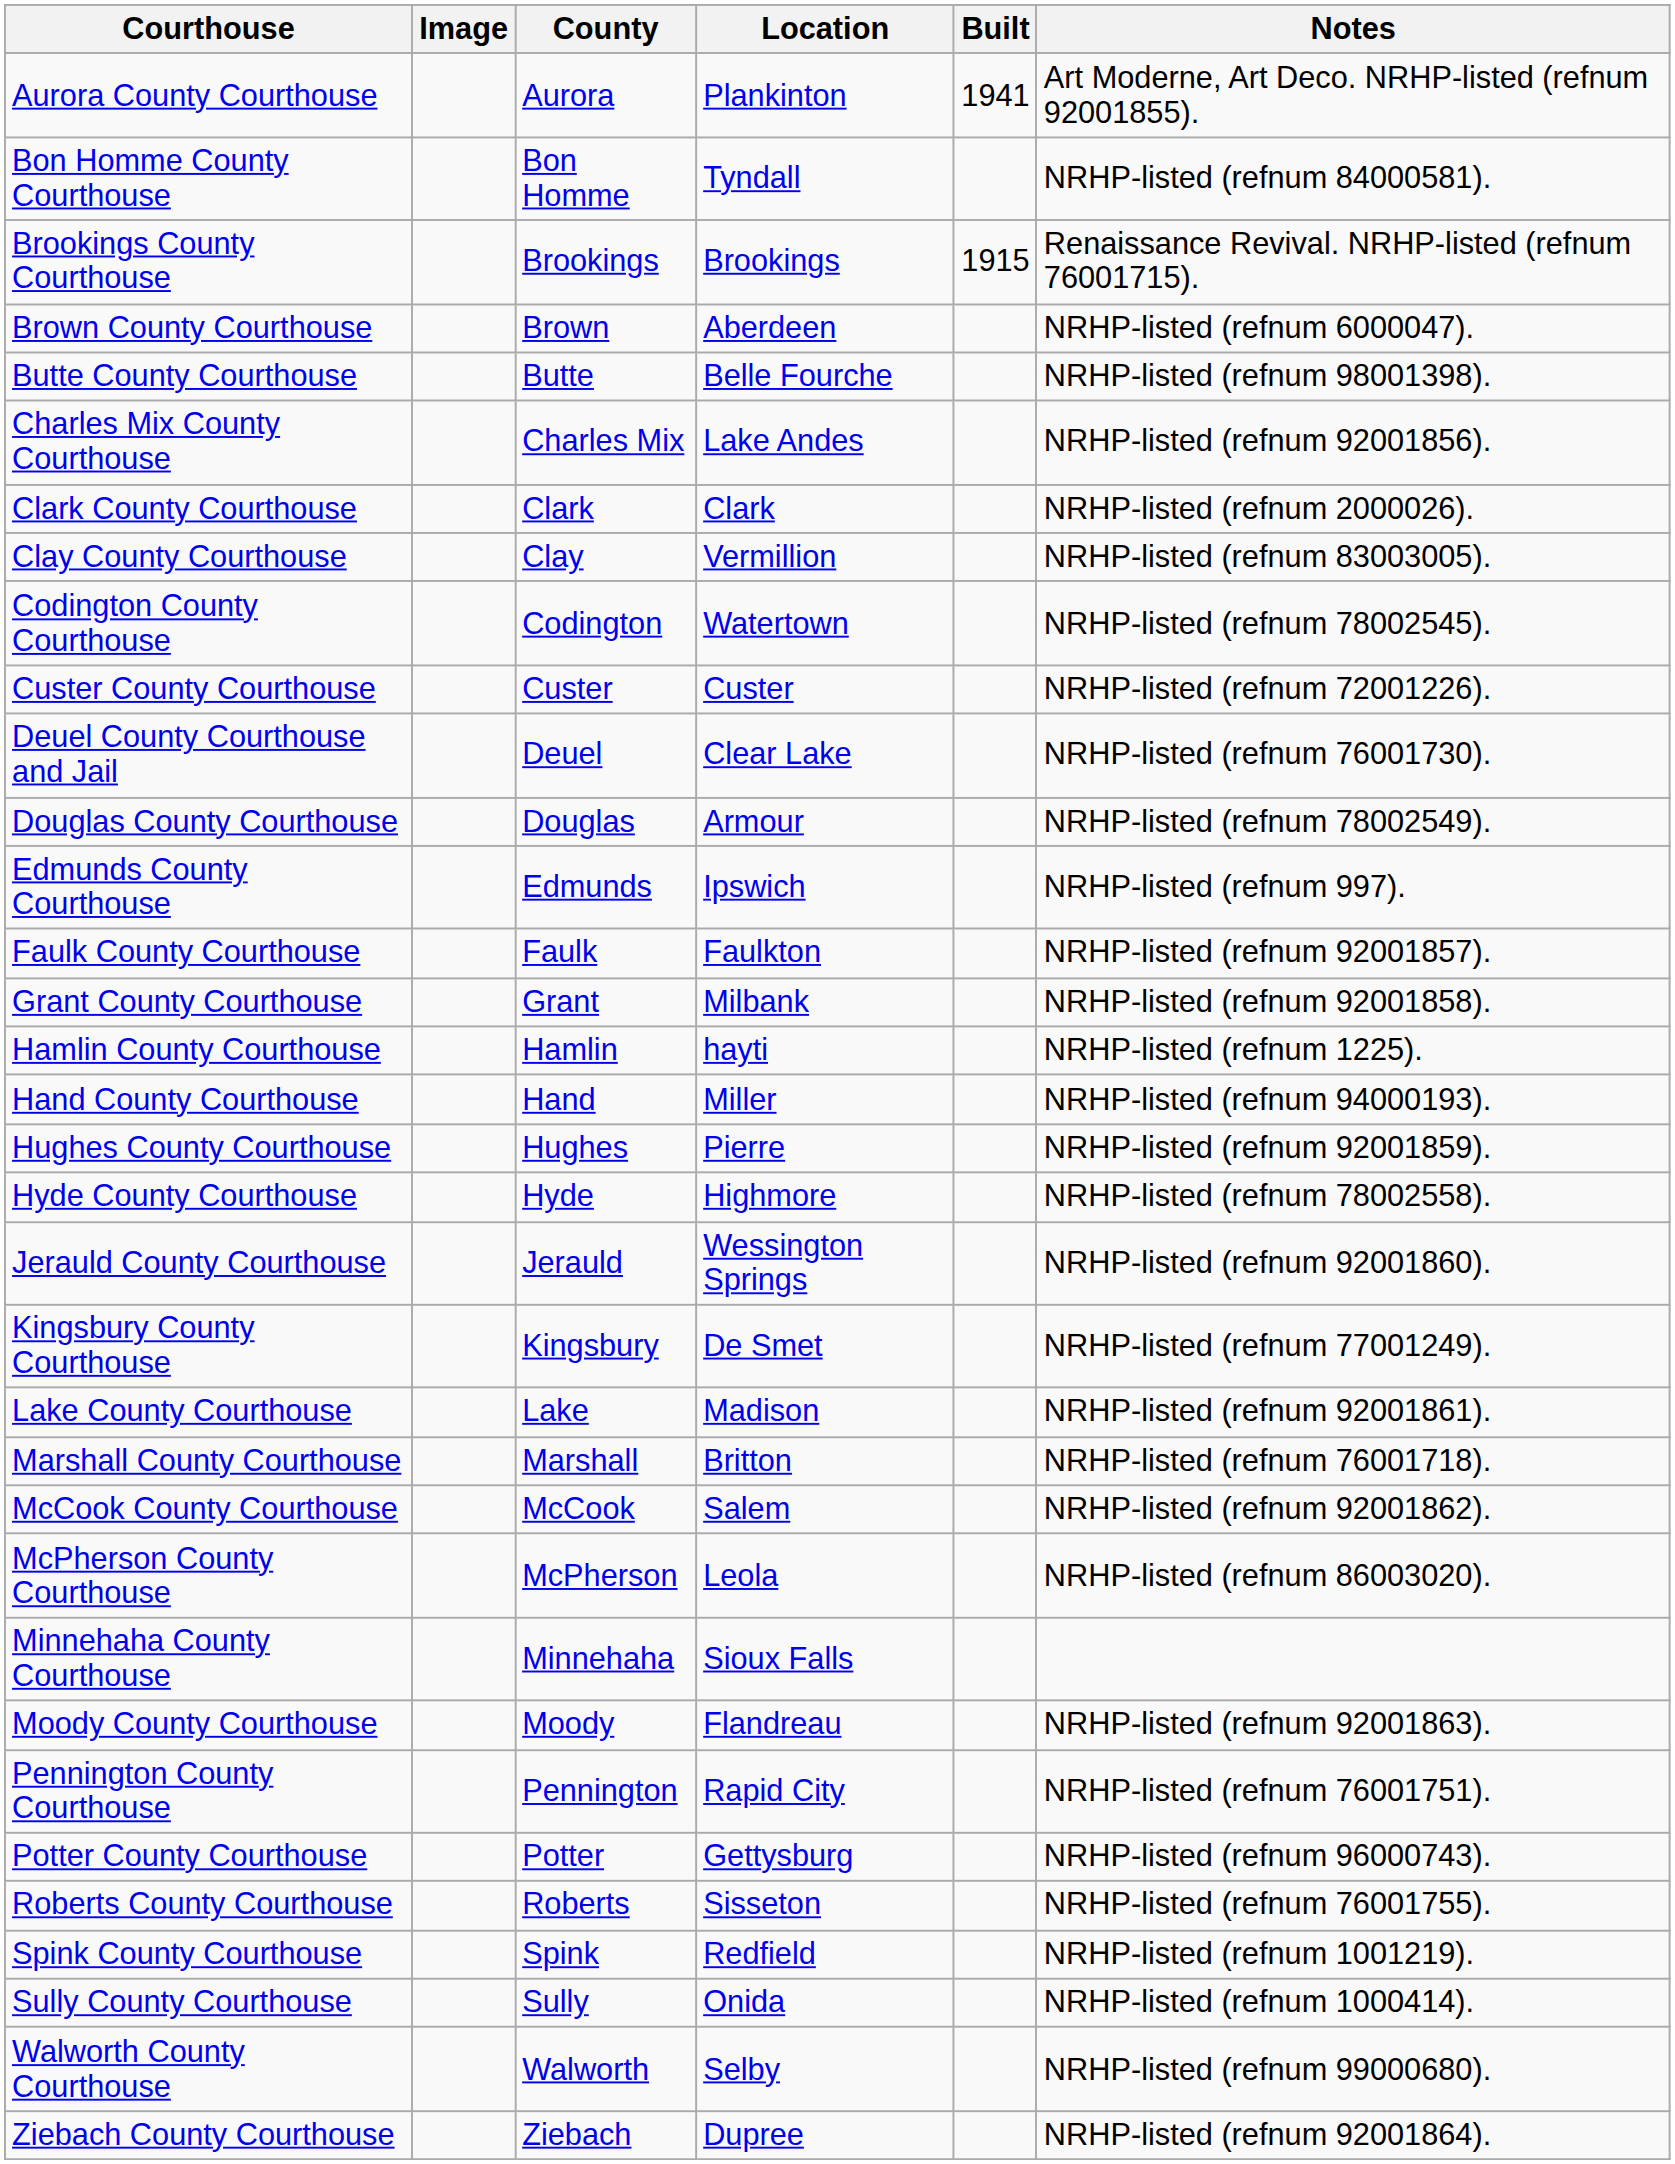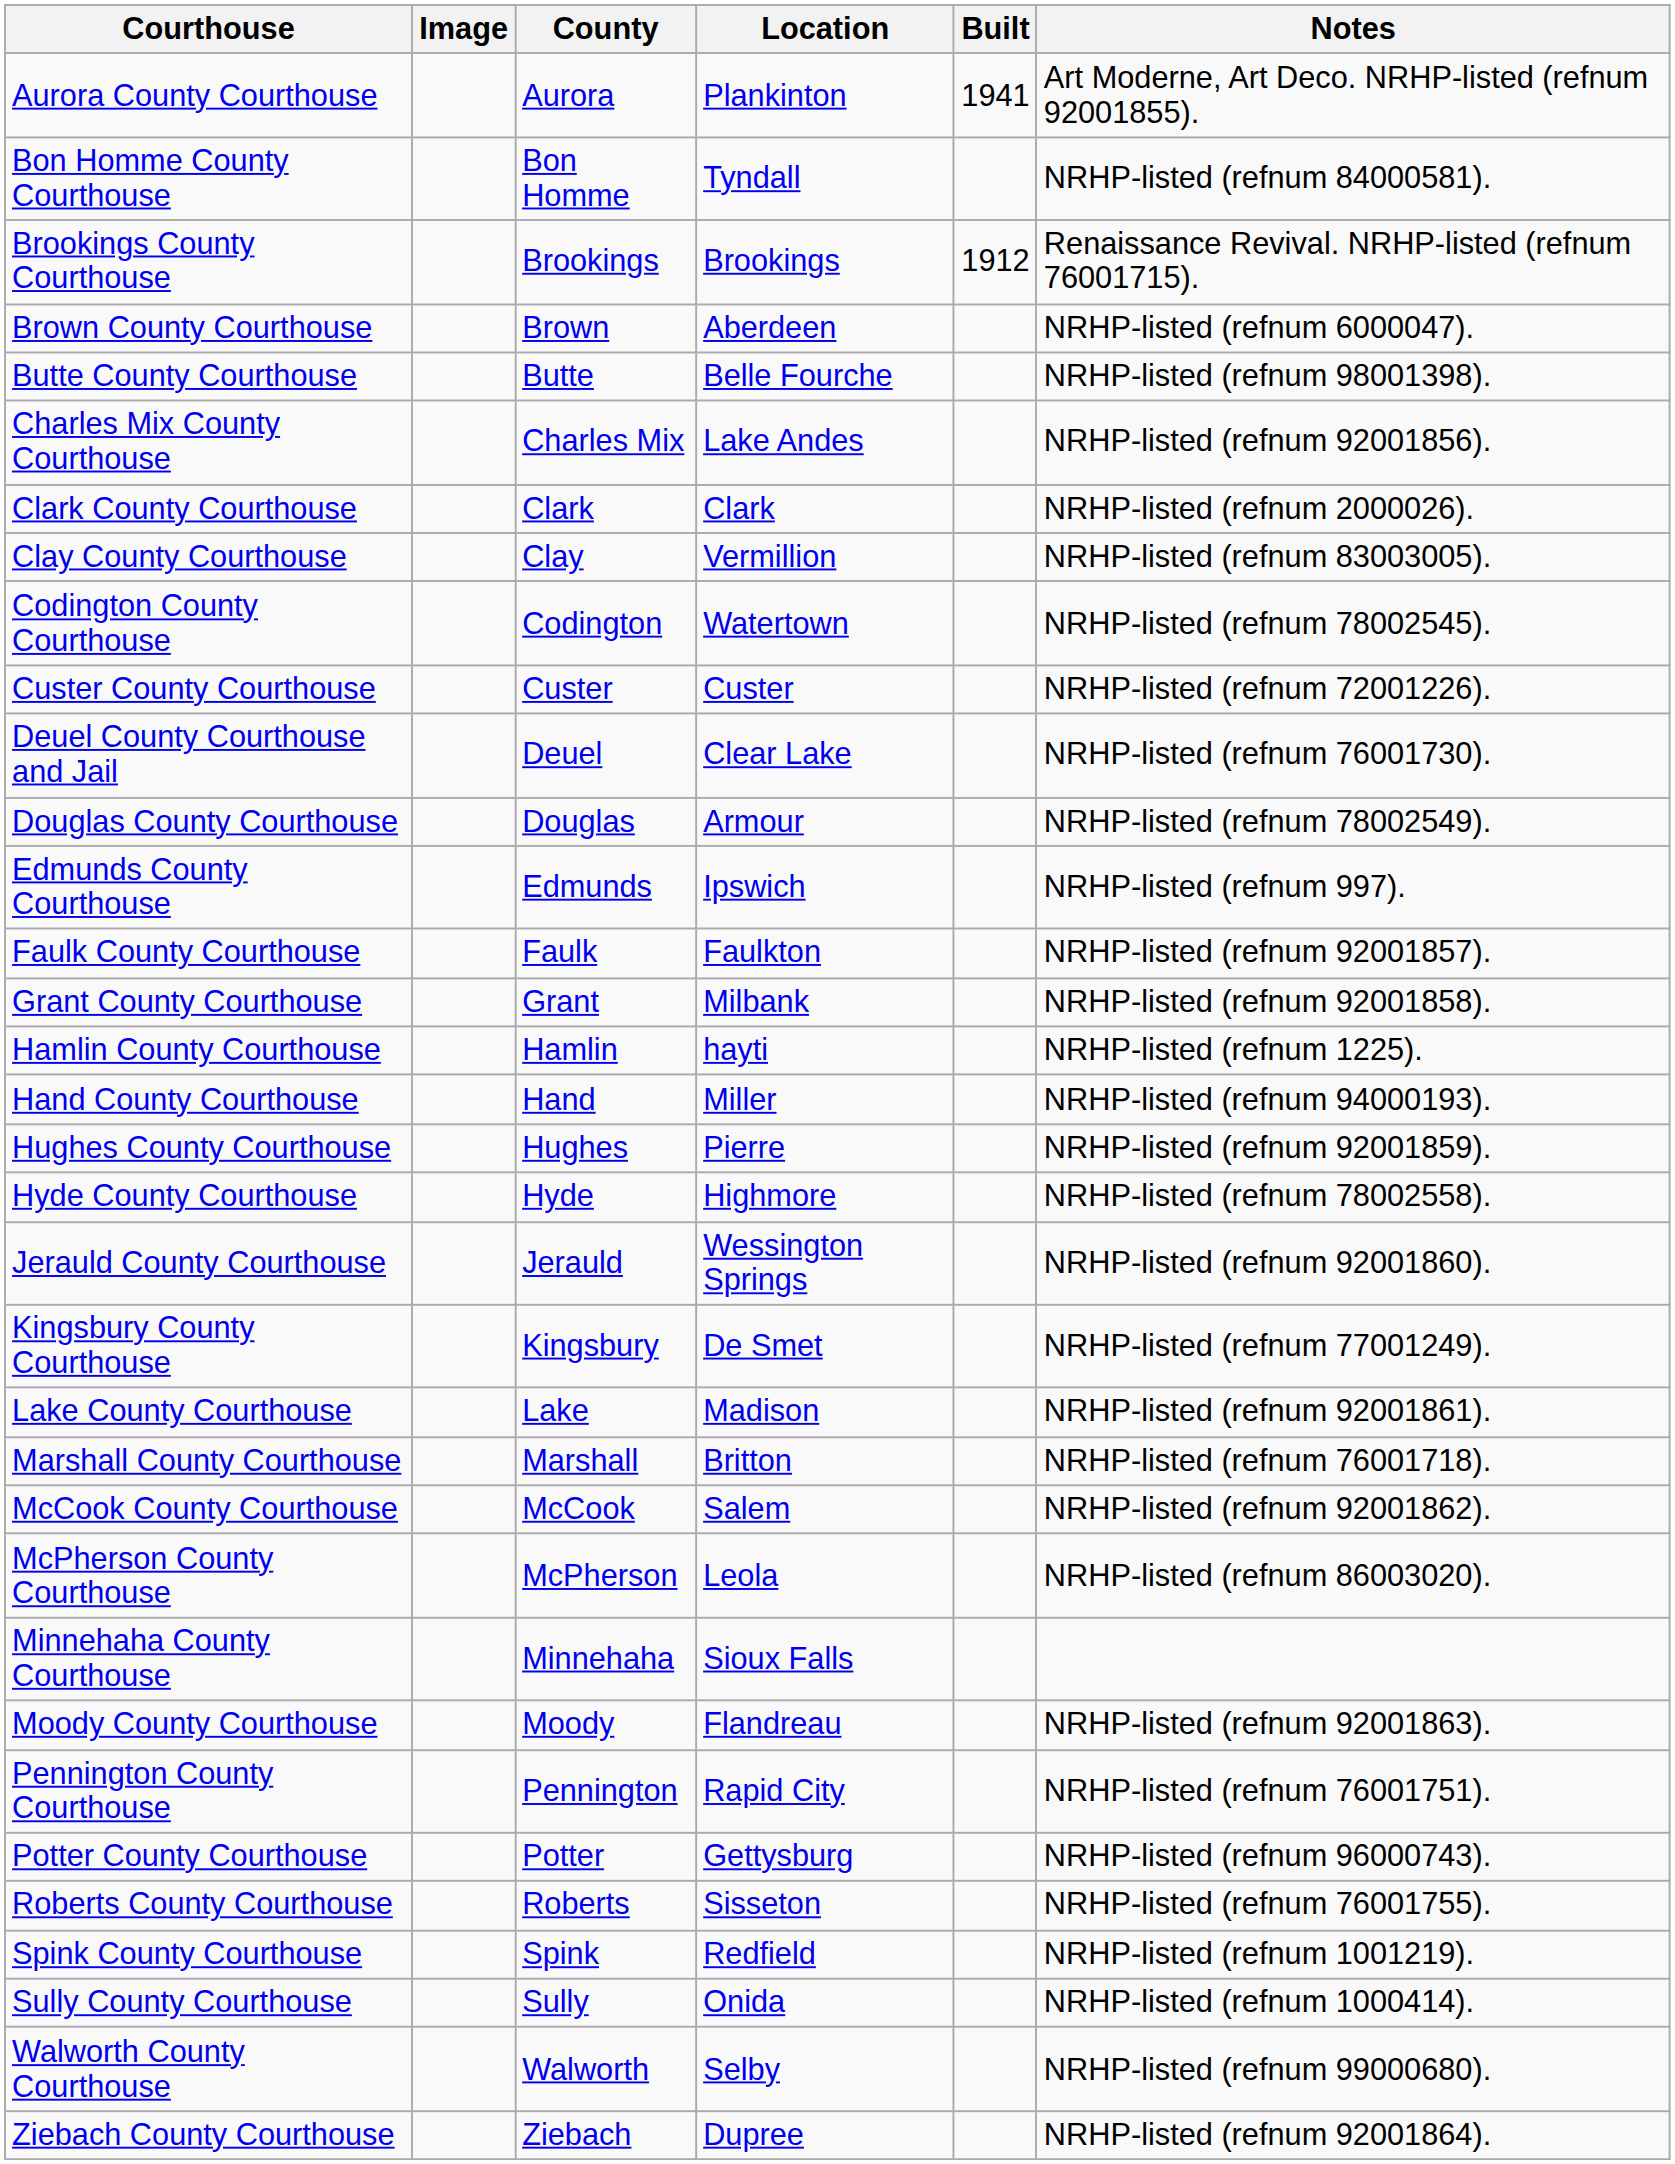(996, 261) 1915 -> (996, 261) 1912
